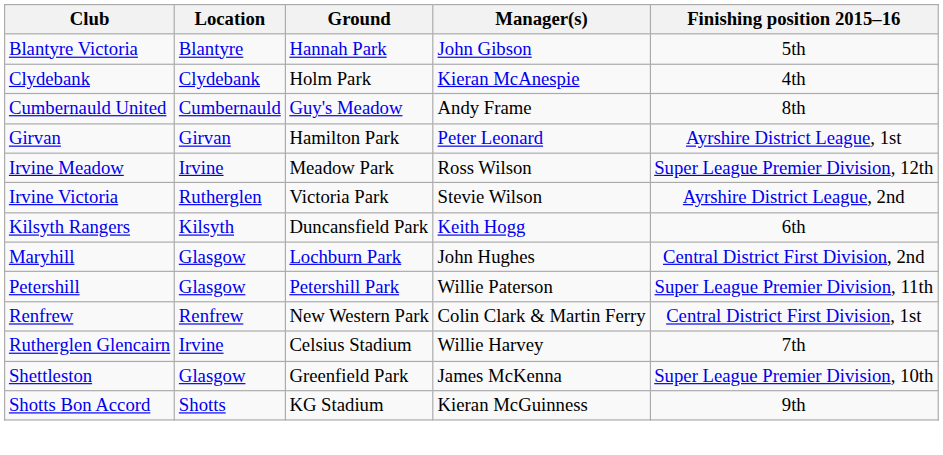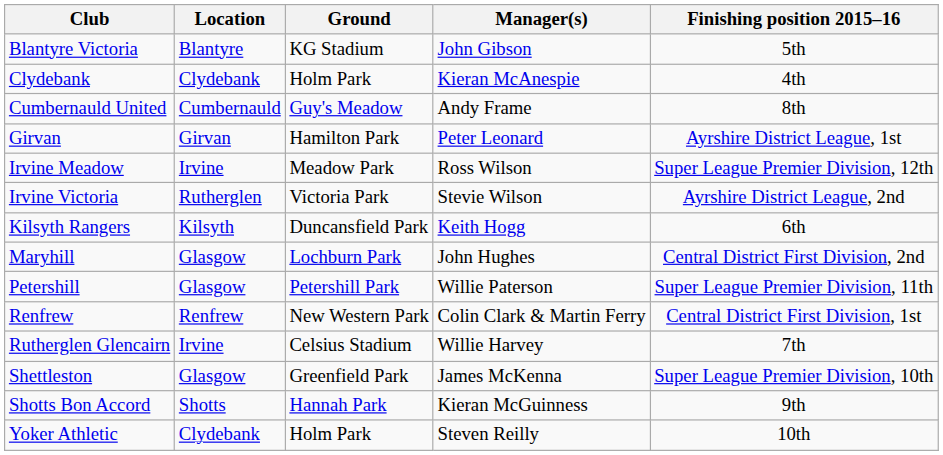(338, 49) Hannah Park -> (336, 49) KG Stadium
(336, 405) KG Stadium -> (338, 405) Hannah Park
+ row: (63, 434)
